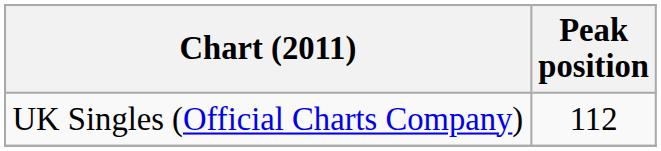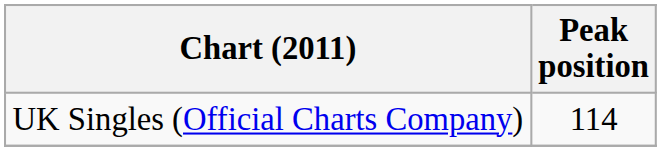(594, 118) 112 -> (594, 118) 114
